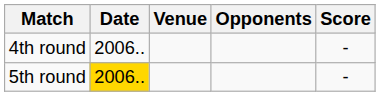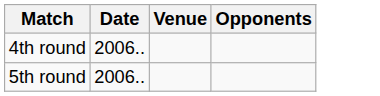- column: (346, 18)
(120, 76) gold background -> (120, 76) no background
